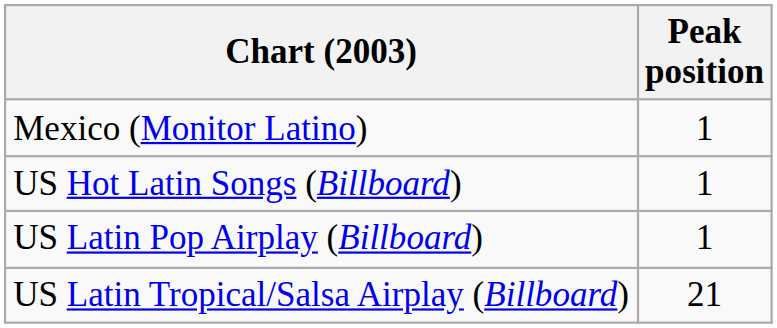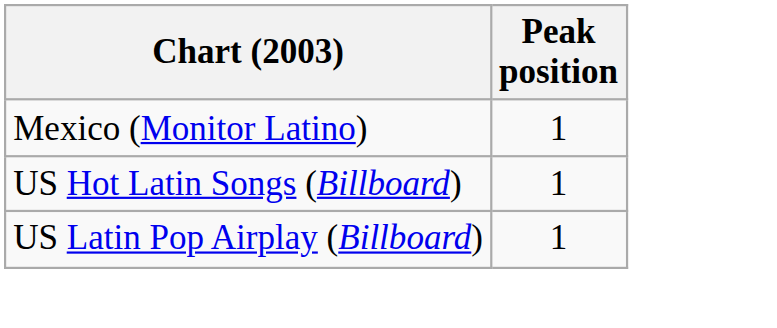- row: (321, 293)
